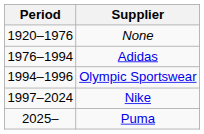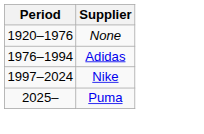- row: (138, 77)
